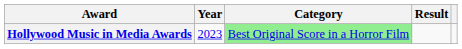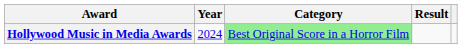(210, 33) 2023 -> (210, 33) 2024
